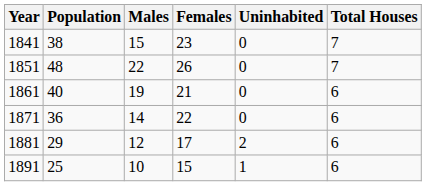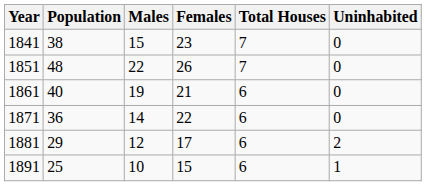columns swapped: (374, 17) <-> (281, 17)
